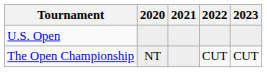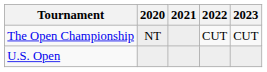rows swapped: (34, 35) <-> (71, 56)
